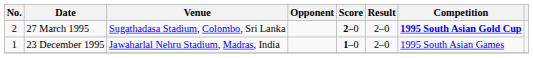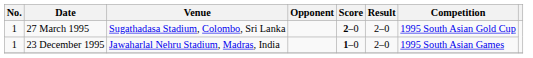(14, 28) 2 -> (14, 28) 1
(461, 28) bold -> (458, 28) normal
